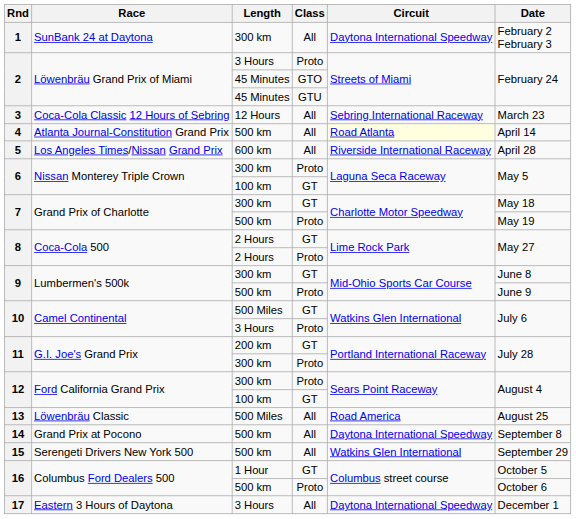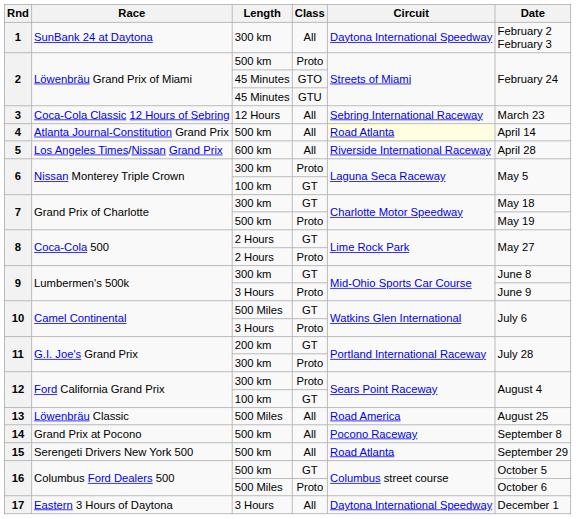(254, 62) 3 Hours -> (253, 62) 500 km
(253, 292) 500 km -> (254, 292) 3 Hours
(411, 434) Daytona International Speedway -> (374, 434) Pocono Raceway
(396, 452) Watkins Glen International -> (362, 452) Road Atlanta
(252, 470) 1 Hour -> (253, 470) 500 km
(253, 488) 500 km -> (259, 488) 500 Miles
